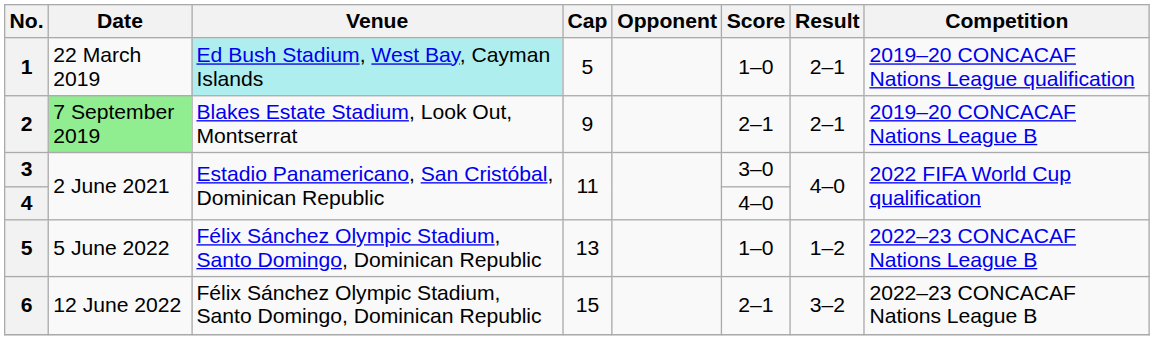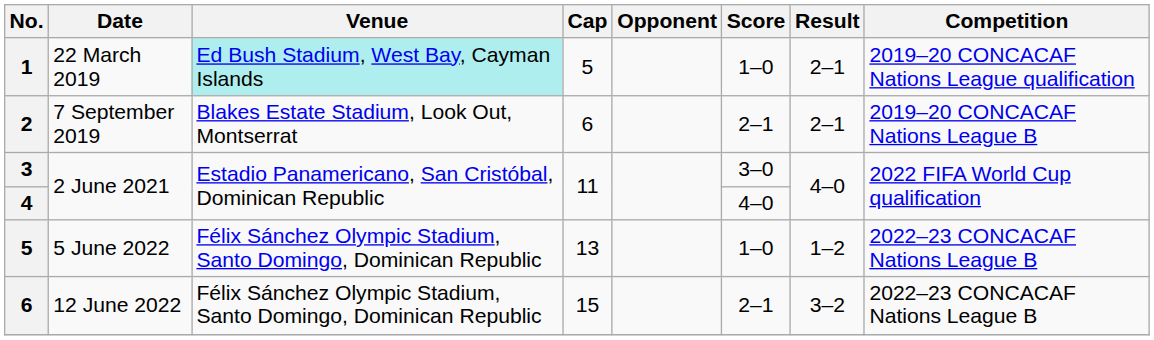(114, 123) lightgreen background -> (114, 123) no background
(588, 123) 9 -> (588, 123) 6
